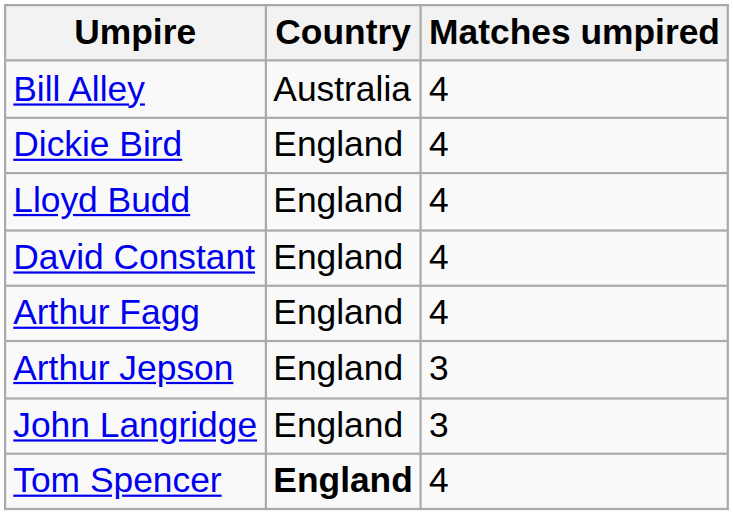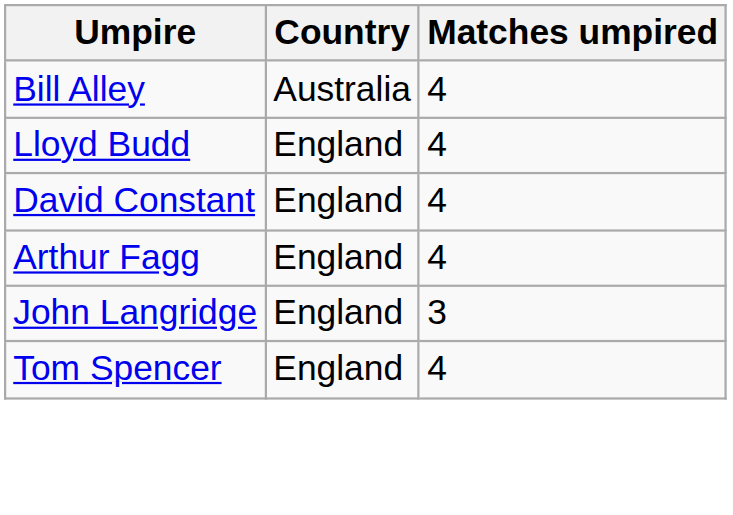- row: (98, 144)
- row: (123, 369)
(343, 481) bold -> (338, 369) normal
